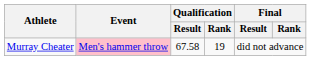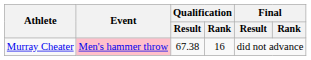(187, 47) 67.58 -> (187, 47) 67.38
(219, 47) 19 -> (219, 47) 16
